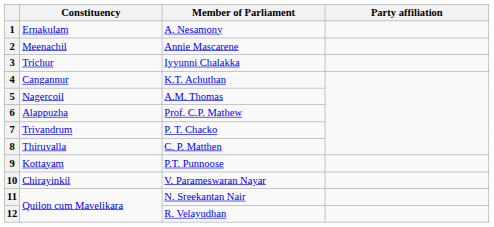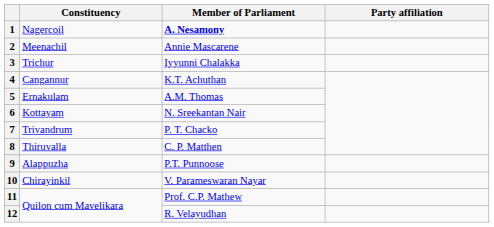(45, 29) Ernakulam -> (43, 29) Nagercoil
(193, 29) normal -> (194, 29) bold
(43, 96) Nagercoil -> (45, 96) Ernakulam
(45, 113) Alappuzha -> (43, 113) Kottayam
(203, 113) Prof. C.P. Mathew -> (205, 113) N. Sreekantan Nair
(43, 163) Kottayam -> (45, 163) Alappuzha
(205, 197) N. Sreekantan Nair -> (203, 197) Prof. C.P. Mathew
